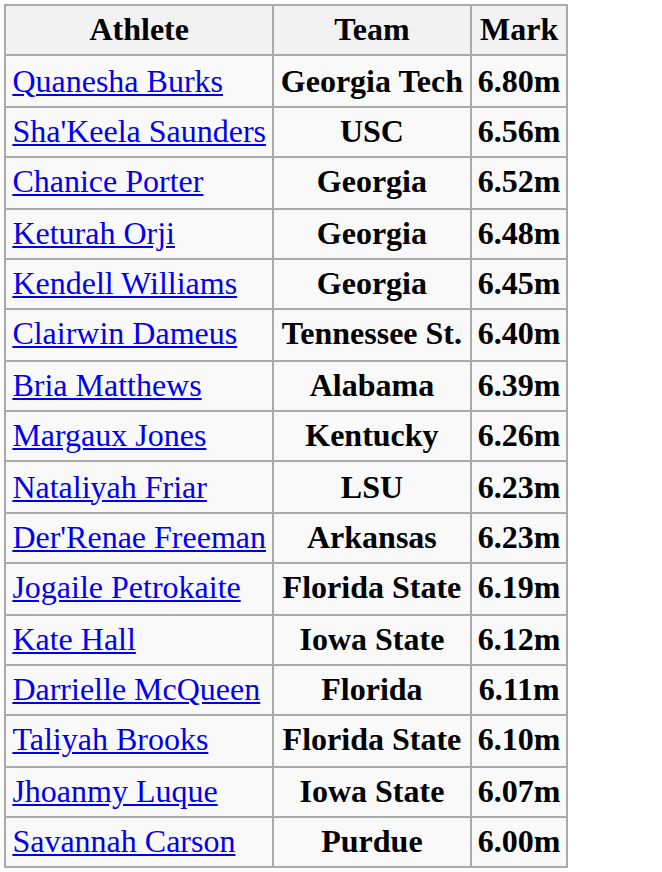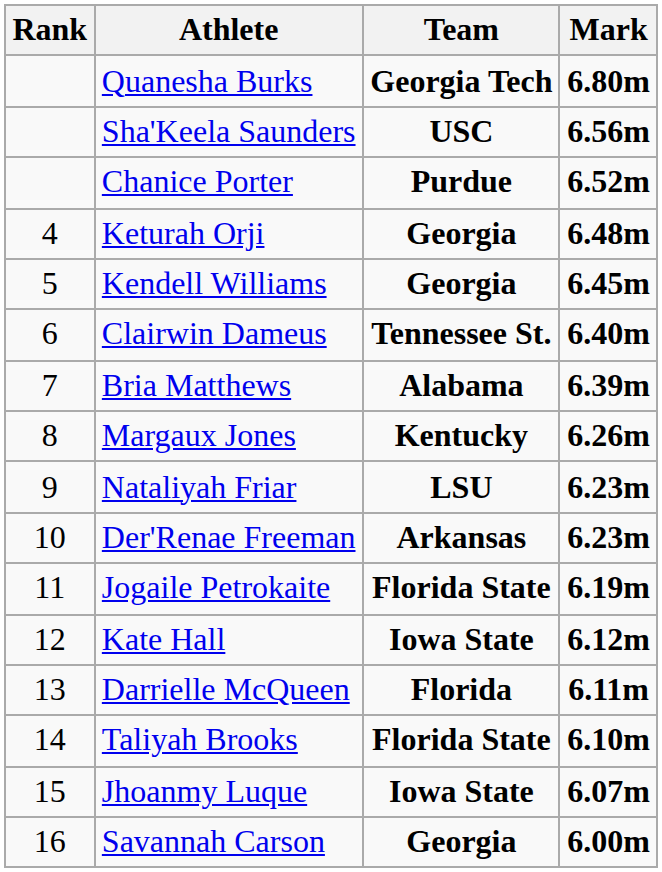+ column: (50, 29)
(372, 182) Georgia -> (461, 182) Purdue
(372, 841) Purdue -> (461, 841) Georgia
